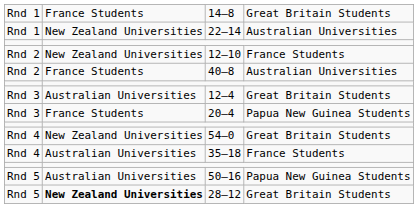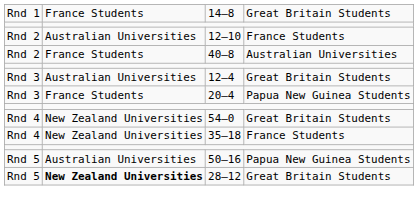- row: (23, 31)
(124, 54) New Zealand Universities -> (121, 36) Australian Universities
(121, 153) Australian Universities -> (124, 136) New Zealand Universities
